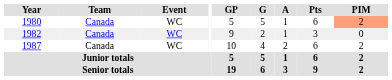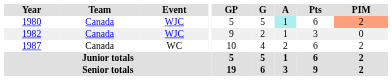(174, 22) WC -> (174, 22) WJC
(285, 22) no background -> (285, 22) paleturquoise background
(174, 34) WC -> (174, 34) WJC
